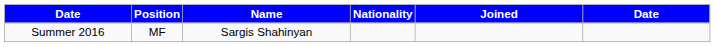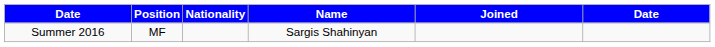columns swapped: (383, 14) <-> (267, 14)
